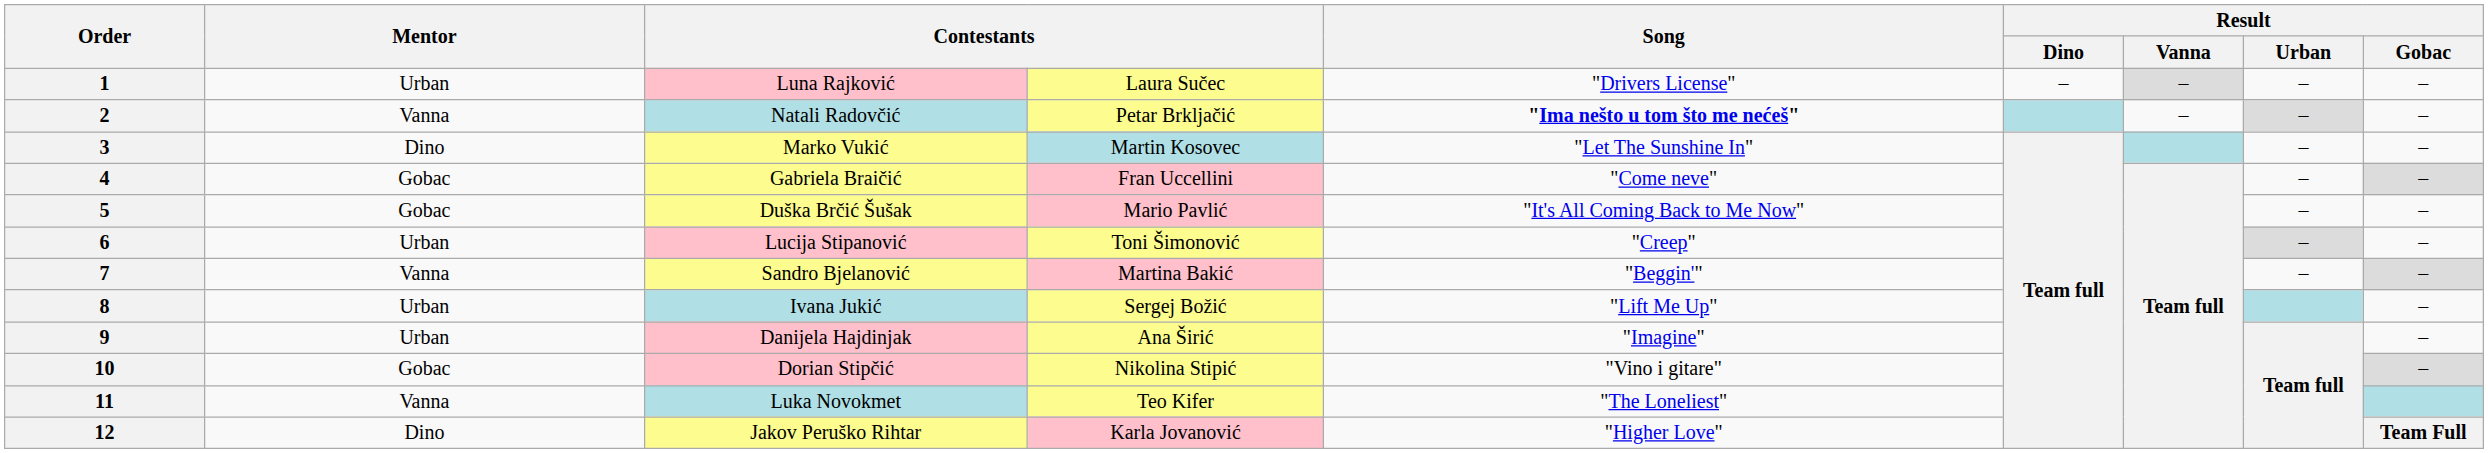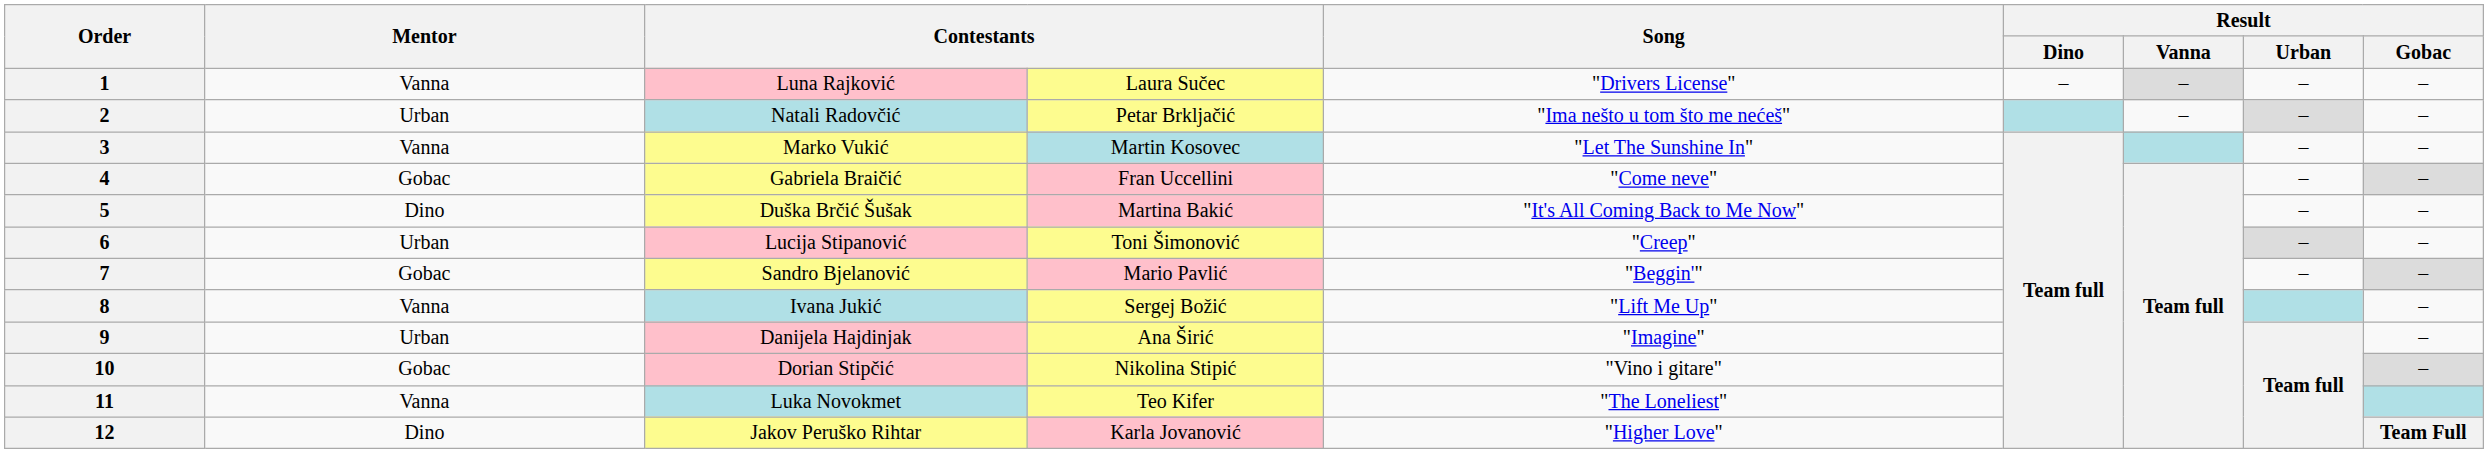(424, 83) Urban -> (424, 83) Vanna
(424, 115) Vanna -> (424, 115) Urban
(1664, 115) bold -> (1664, 115) normal
(424, 147) Dino -> (424, 147) Vanna
(424, 210) Gobac -> (424, 210) Dino
(1176, 210) Mario Pavlić -> (1176, 210) Martina Bakić
(424, 274) Vanna -> (424, 274) Gobac
(1176, 274) Martina Bakić -> (1176, 274) Mario Pavlić
(424, 305) Urban -> (424, 305) Vanna
